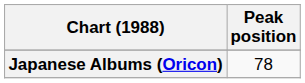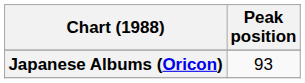(263, 63) 78 -> (263, 63) 93
